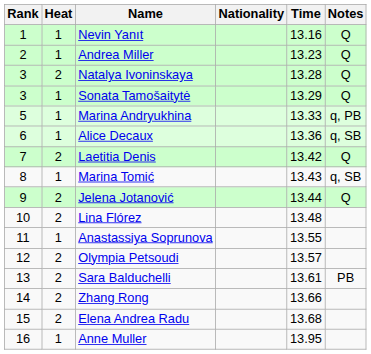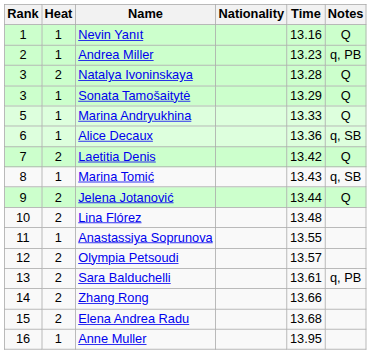(346, 55) Q -> (346, 55) q, PB
(346, 116) q, PB -> (346, 116) Q
(346, 278) PB -> (346, 278) q, PB
